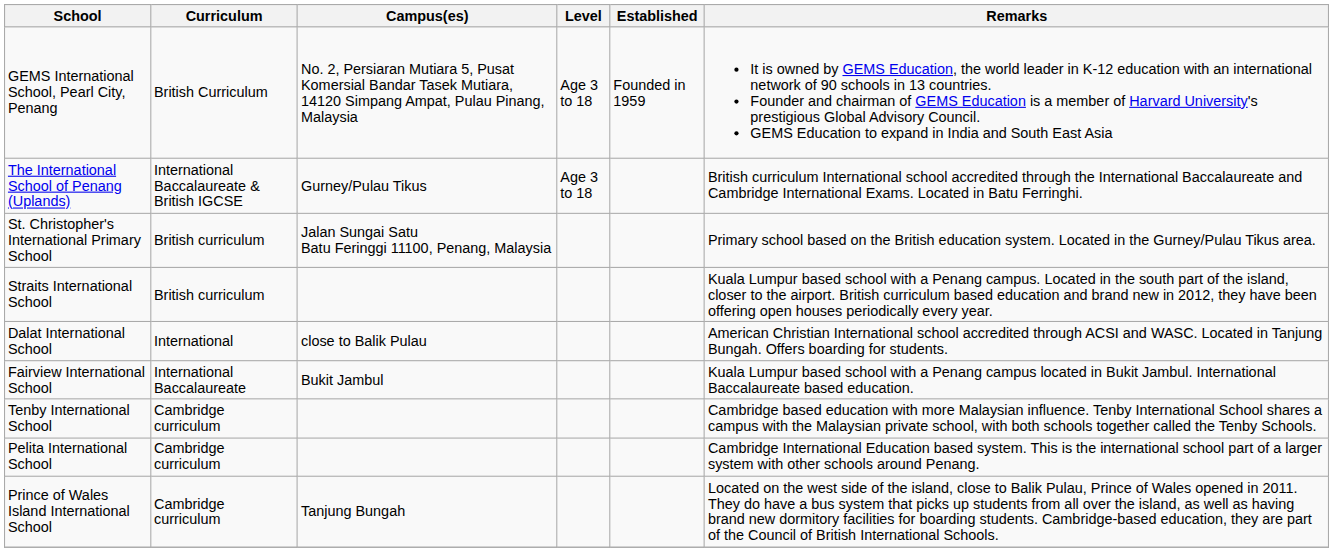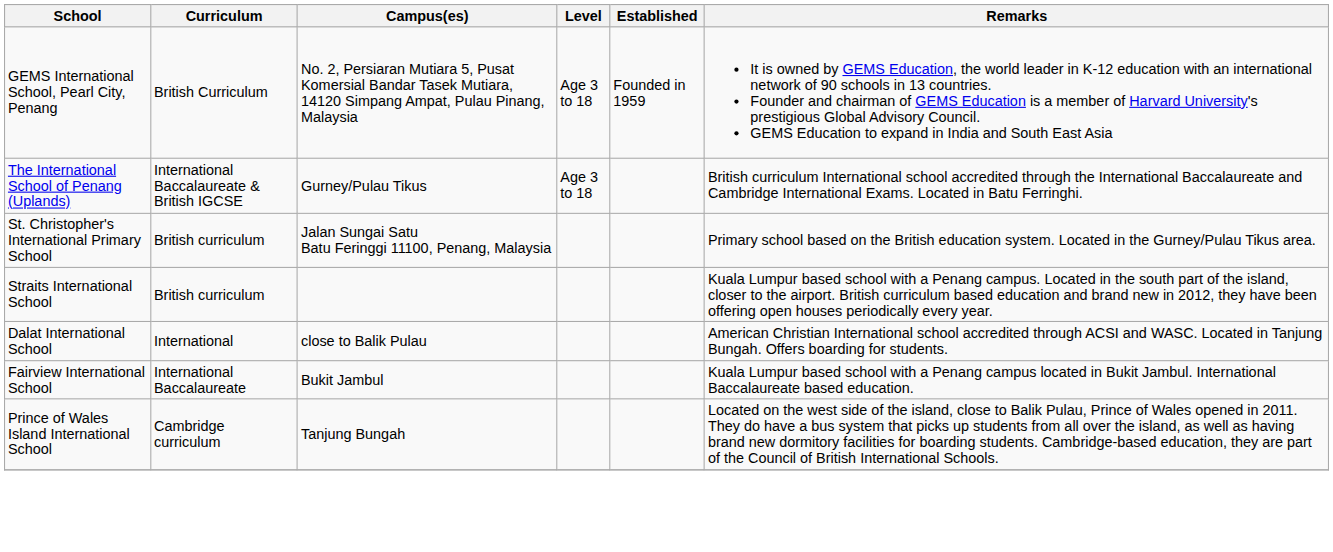- row: (69, 418)
- row: (68, 457)
